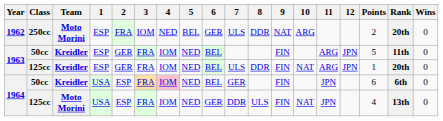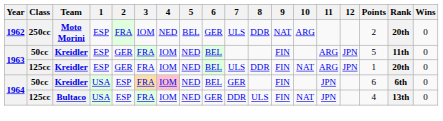(71, 103) Moto Morini -> (71, 97) Bultaco
